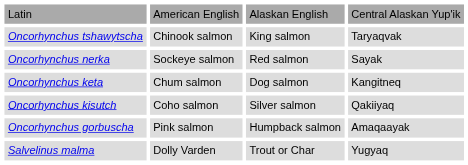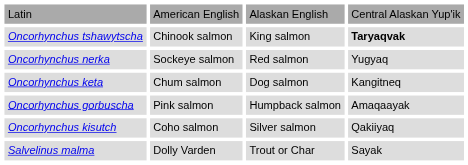(376, 37) normal -> (378, 37) bold
(367, 59) Sayak -> (370, 59) Yugyaq
rows swapped: (62, 105) <-> (71, 128)
(370, 150) Yugyaq -> (367, 150) Sayak
